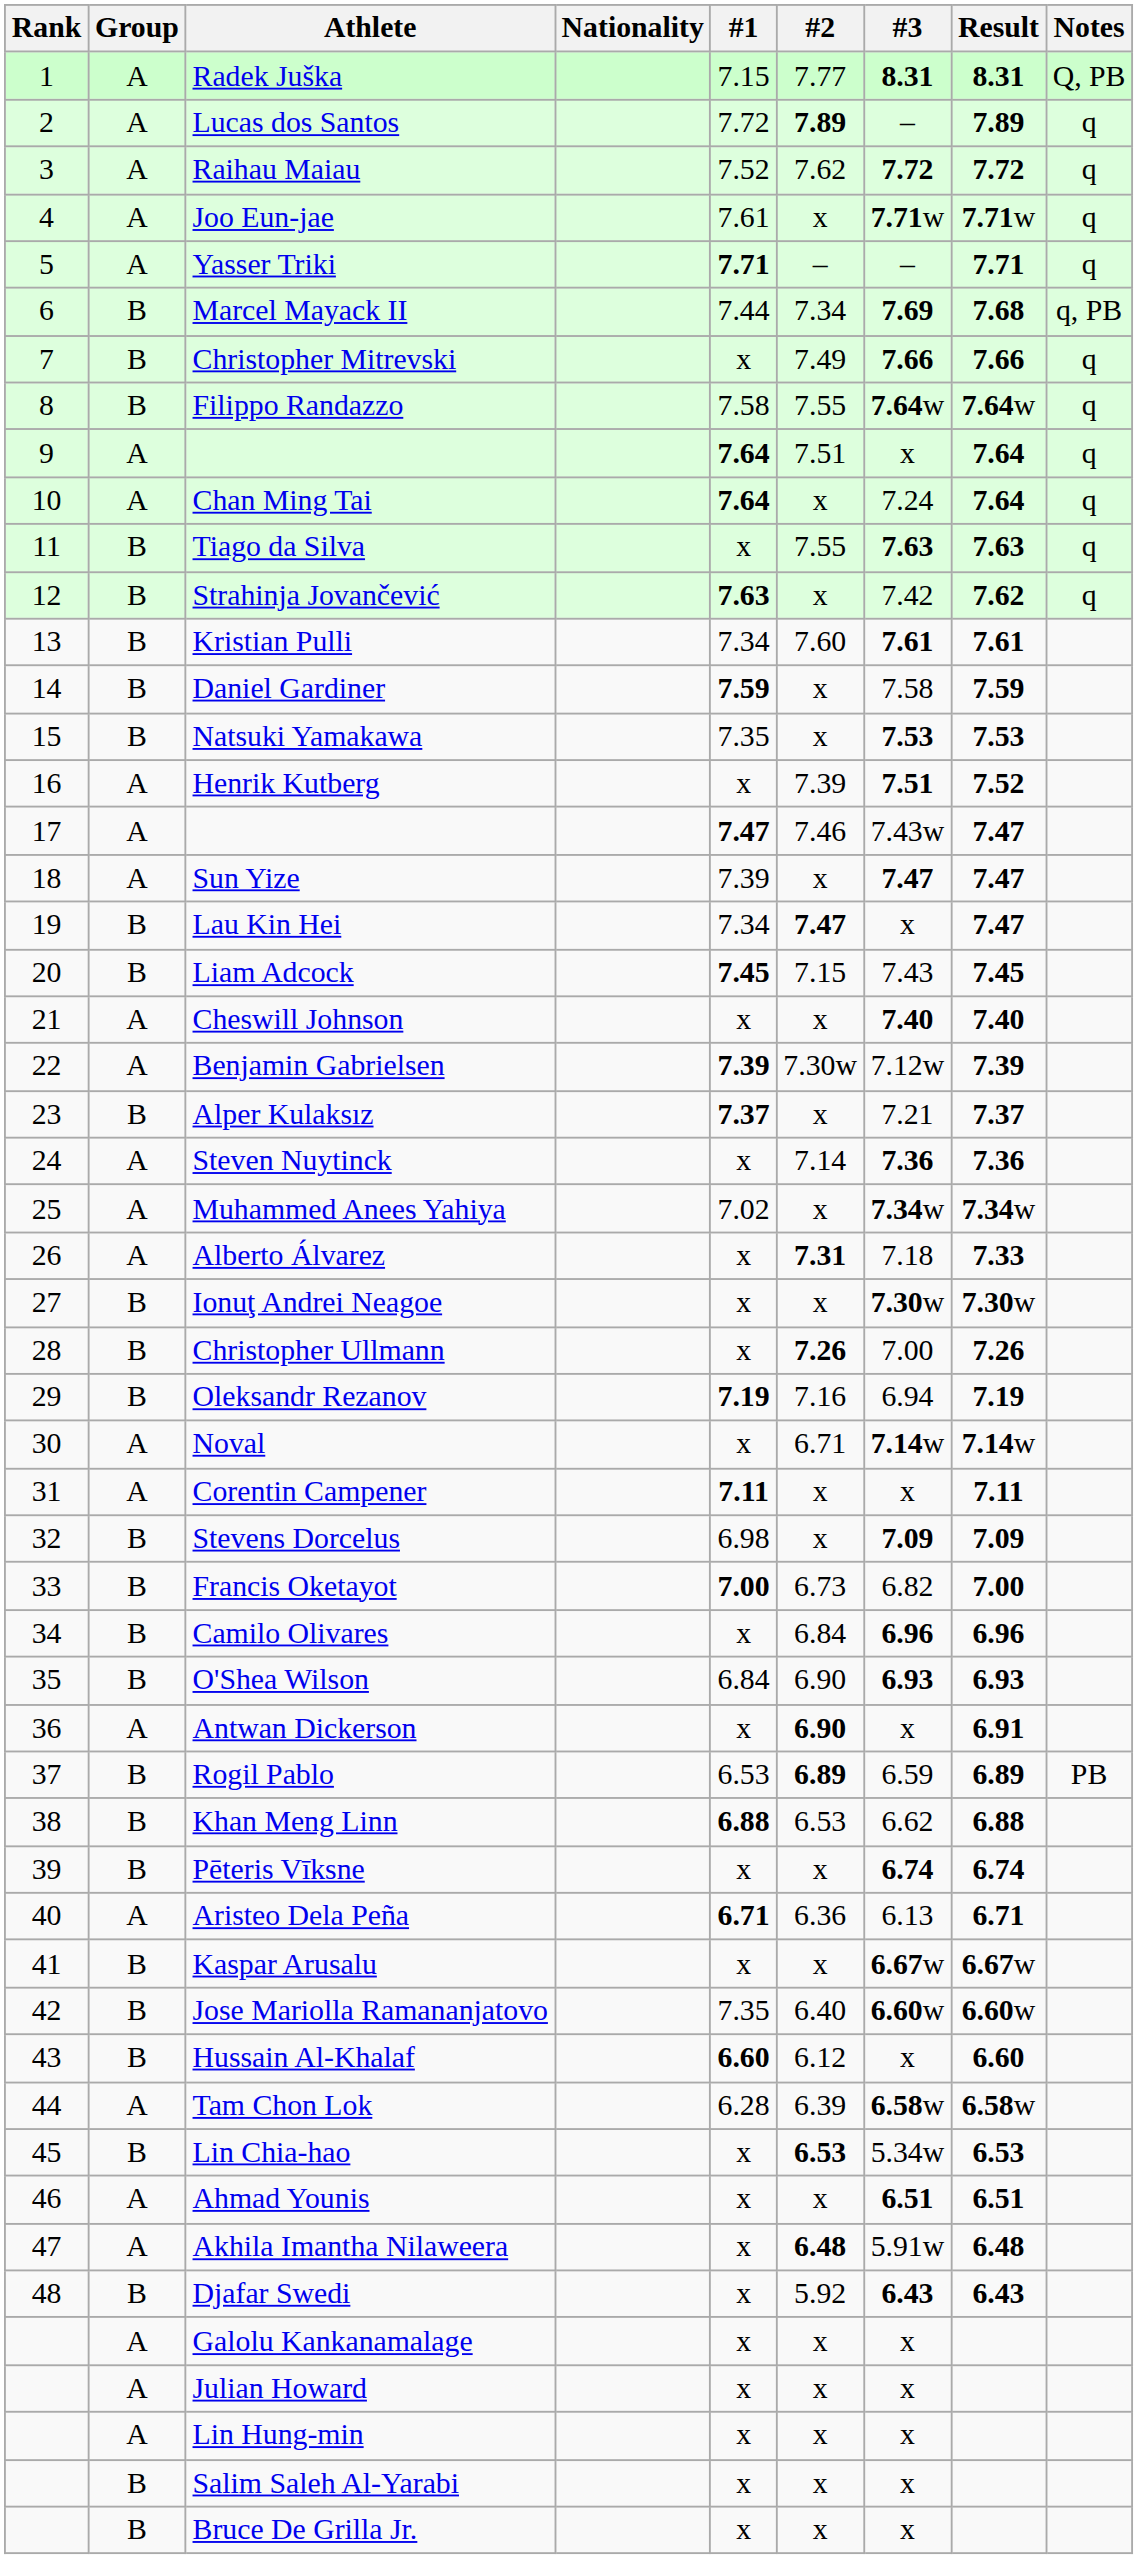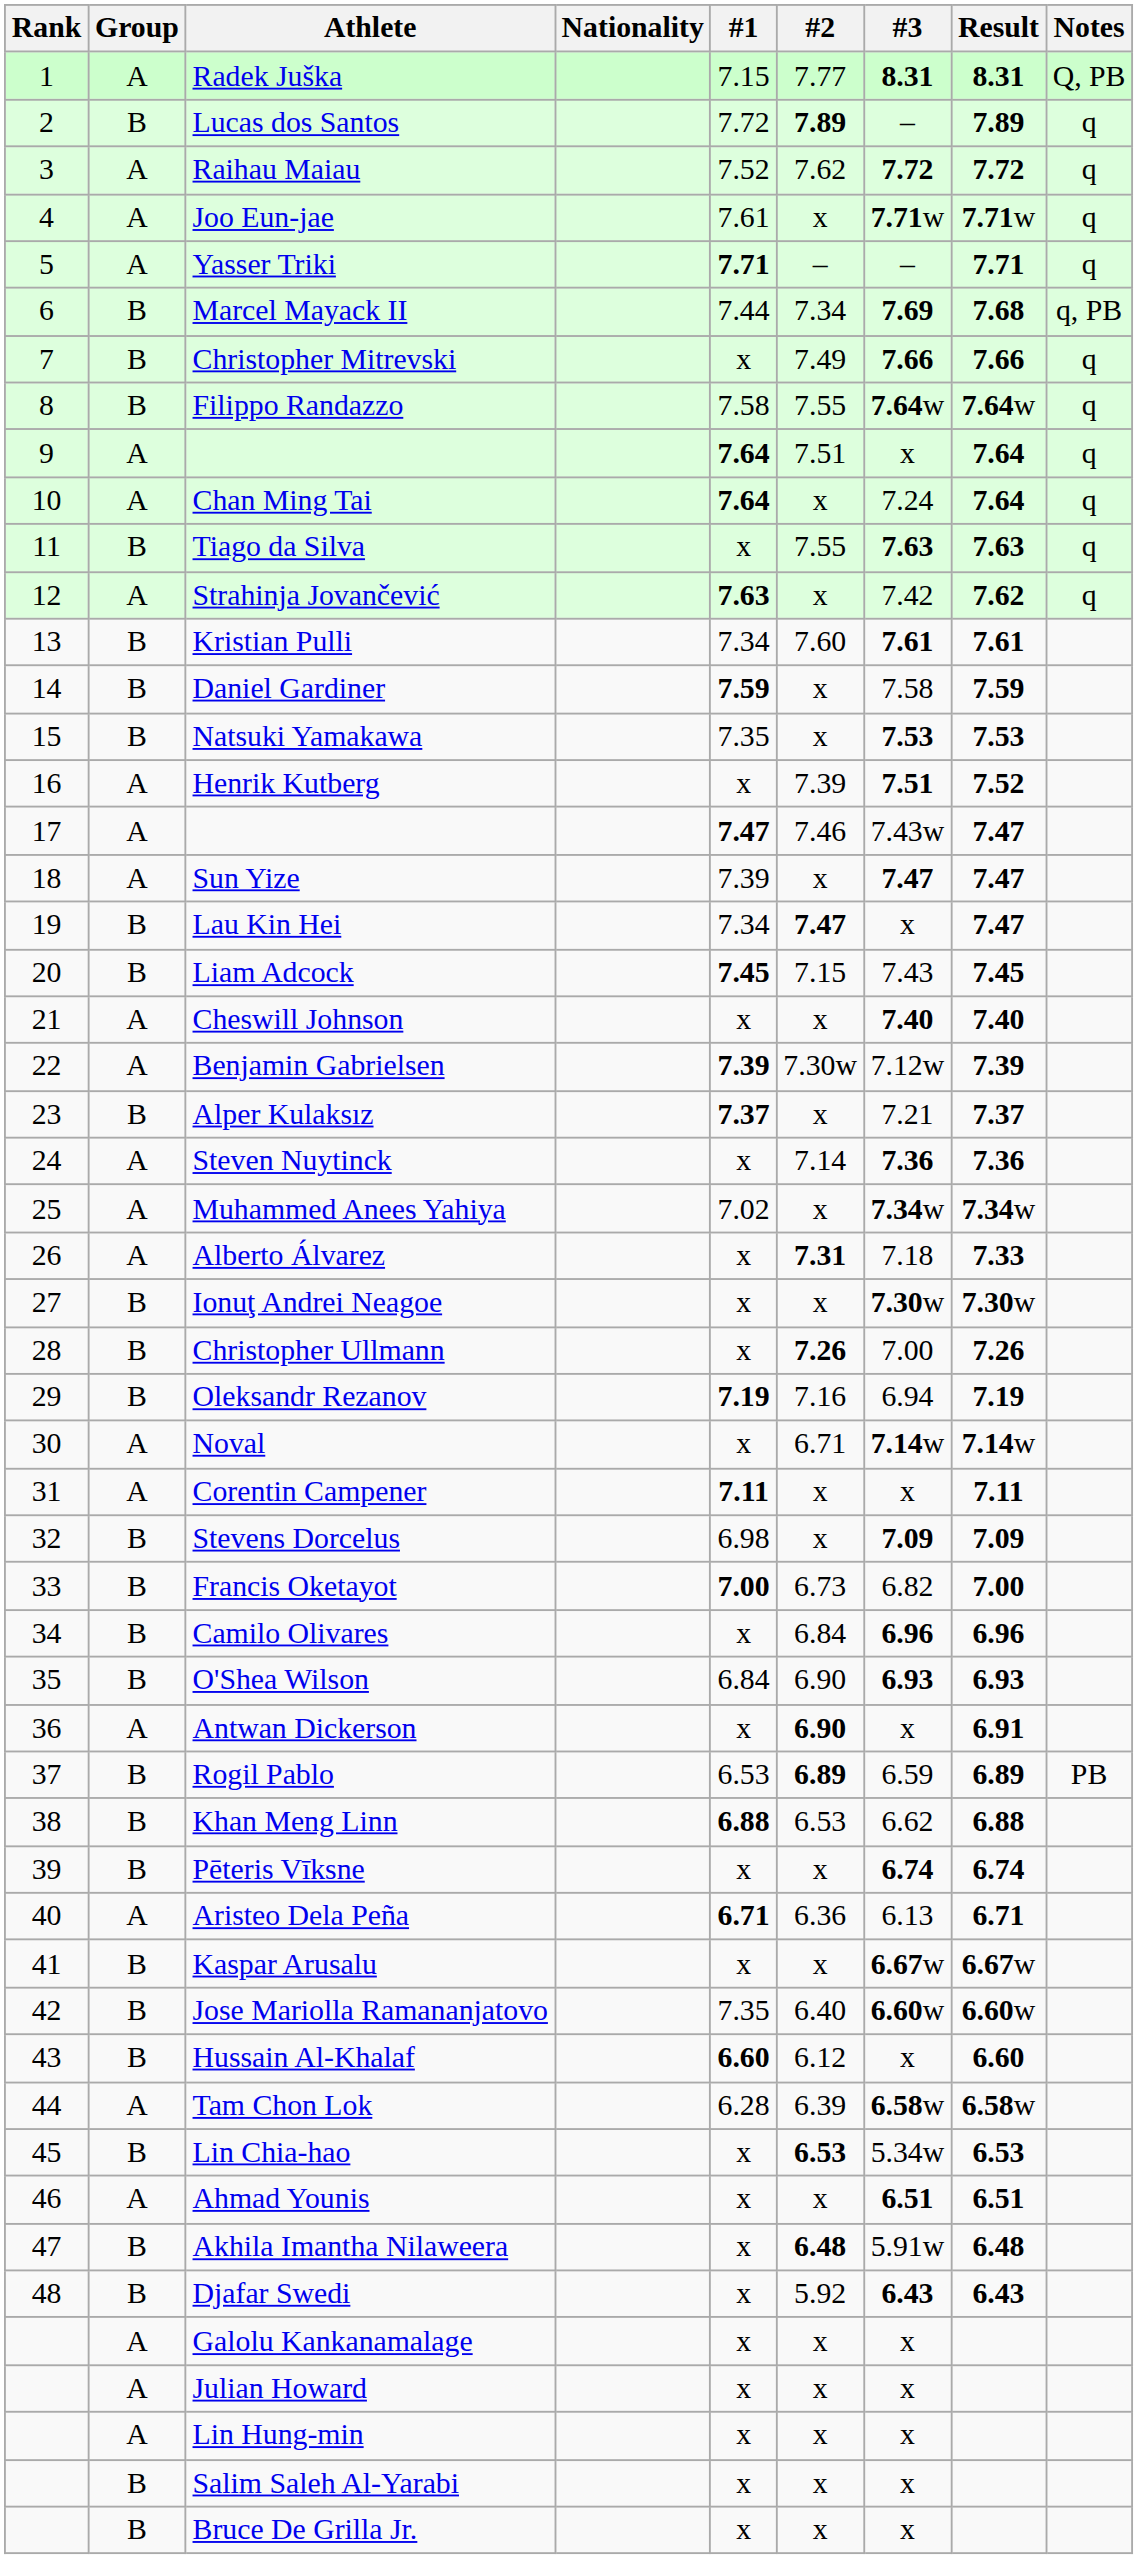(137, 122) A -> (137, 122) B
(137, 594) B -> (137, 594) A
(137, 2246) A -> (137, 2246) B
